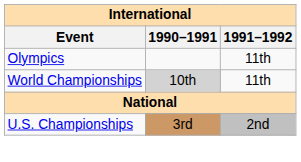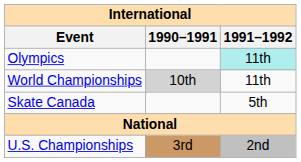(258, 59) no background -> (258, 59) paleturquoise background
+ row: (51, 102)
